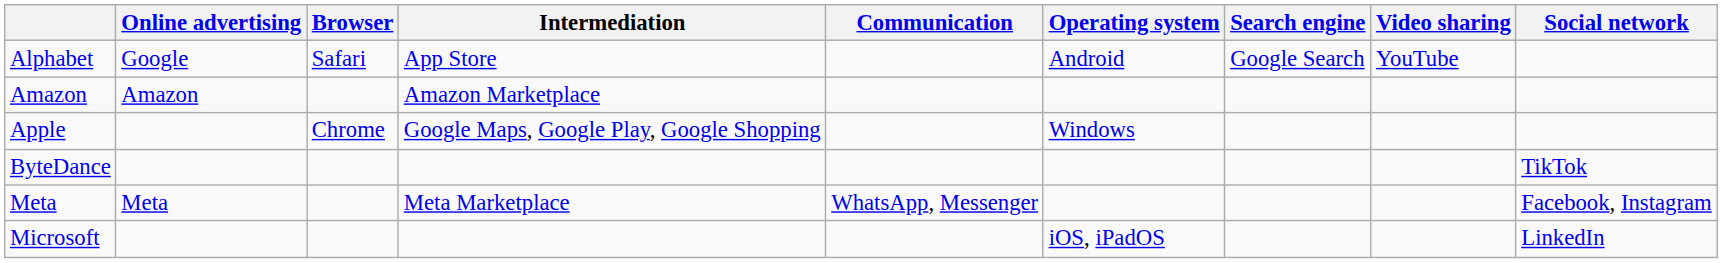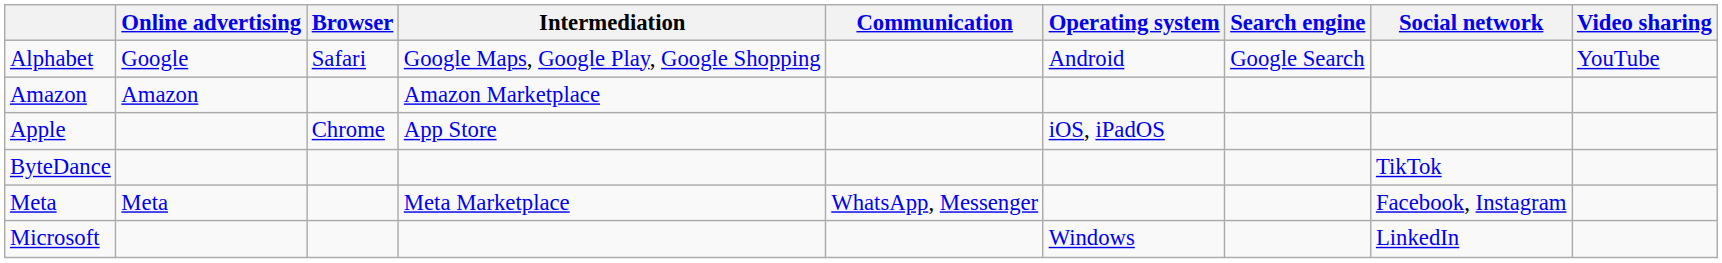columns swapped: (1617, 22) <-> (1443, 22)
(450, 58) App Store -> (612, 58) Google Maps, Google Play, Google Shopping
(612, 130) Google Maps, Google Play, Google Shopping -> (450, 130) App Store
(1092, 130) Windows -> (1107, 130) iOS, iPadOS
(1107, 238) iOS, iPadOS -> (1092, 238) Windows
